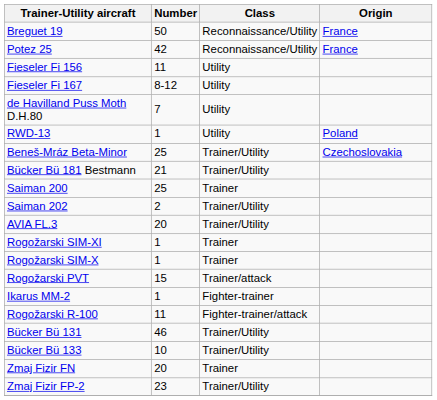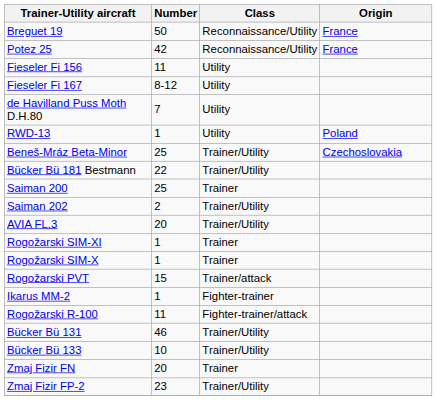(161, 170) 21 -> (161, 170) 22
